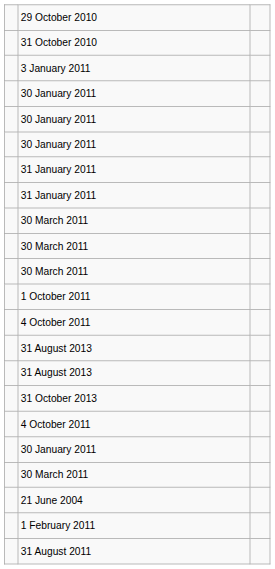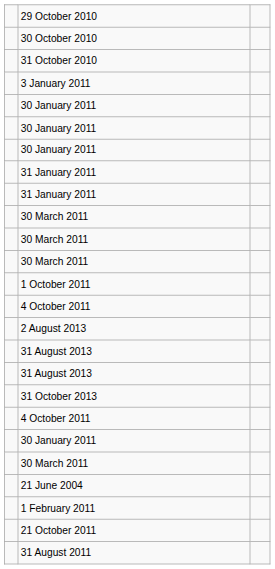+ row: (11, 38)
+ row: (11, 329)
+ row: (11, 530)
